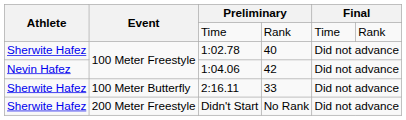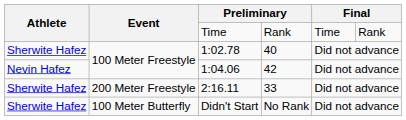(141, 87) 100 Meter Butterfly -> (144, 87) 200 Meter Freestyle
(144, 106) 200 Meter Freestyle -> (141, 106) 100 Meter Butterfly
